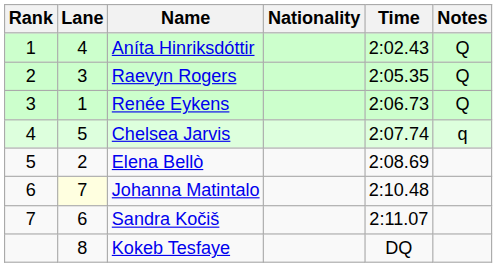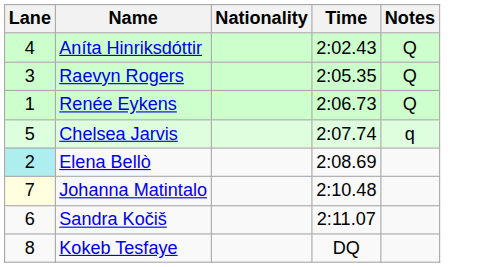- column: (31, 18)
(82, 162) no background -> (30, 162) paleturquoise background
